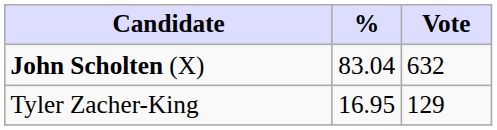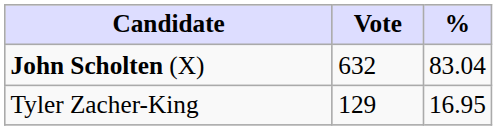columns swapped: (446, 24) <-> (367, 24)
